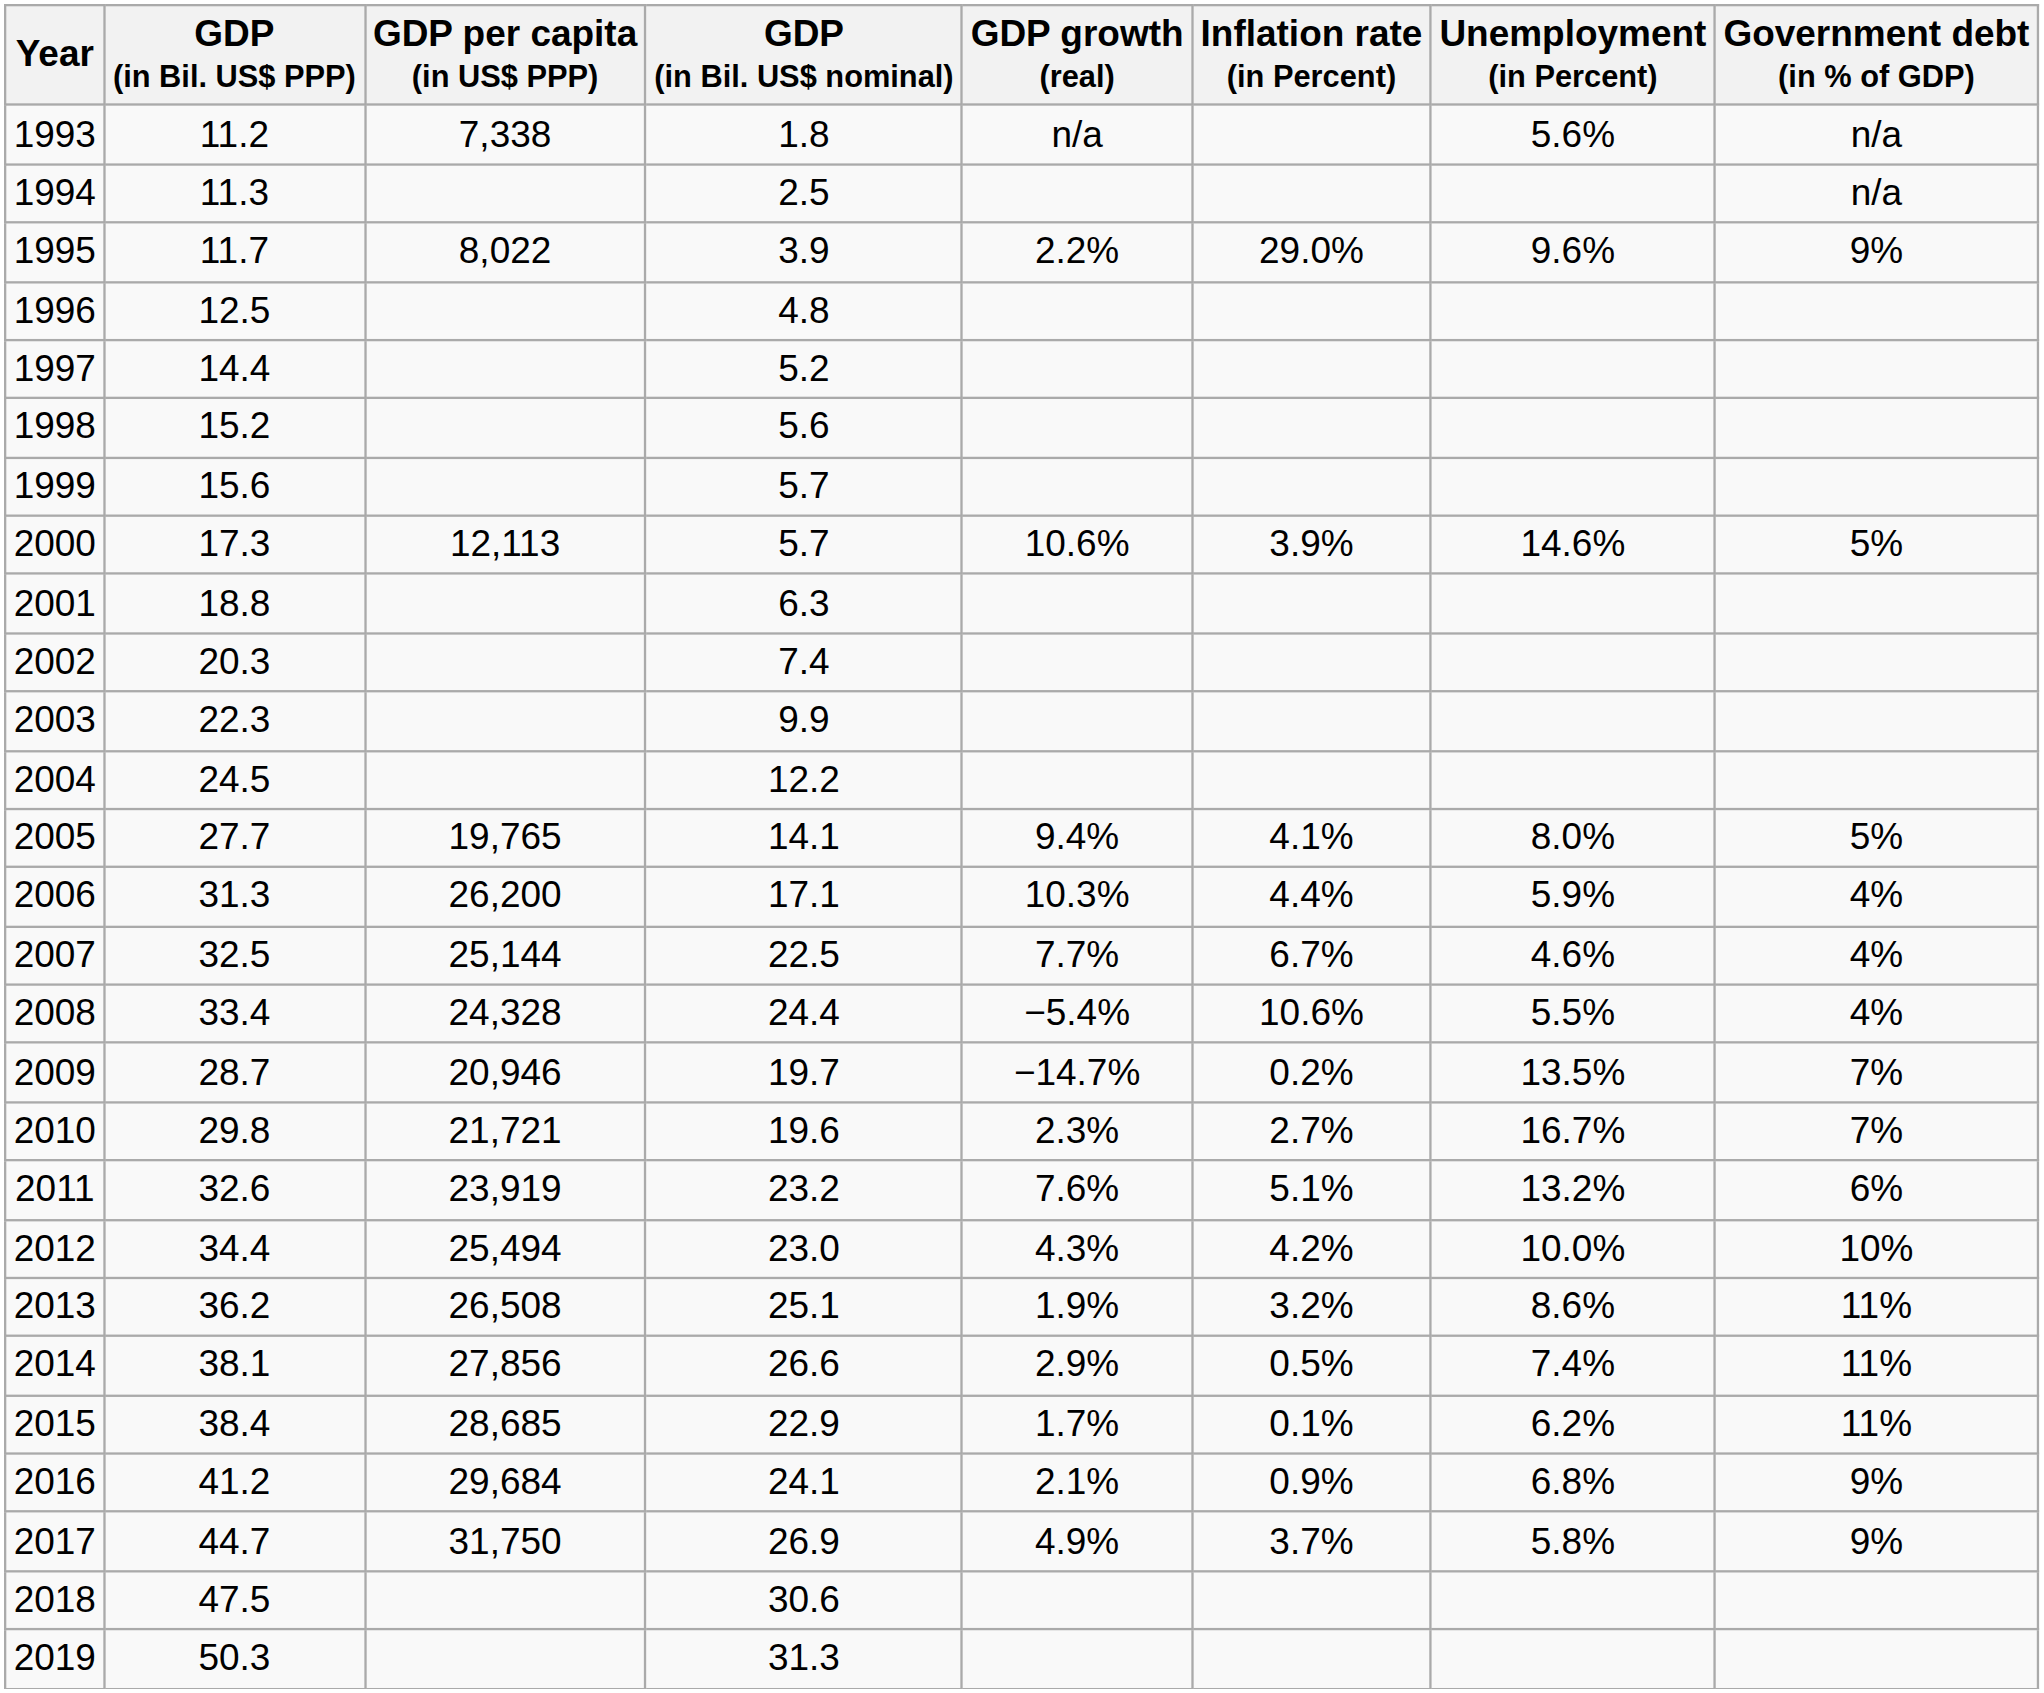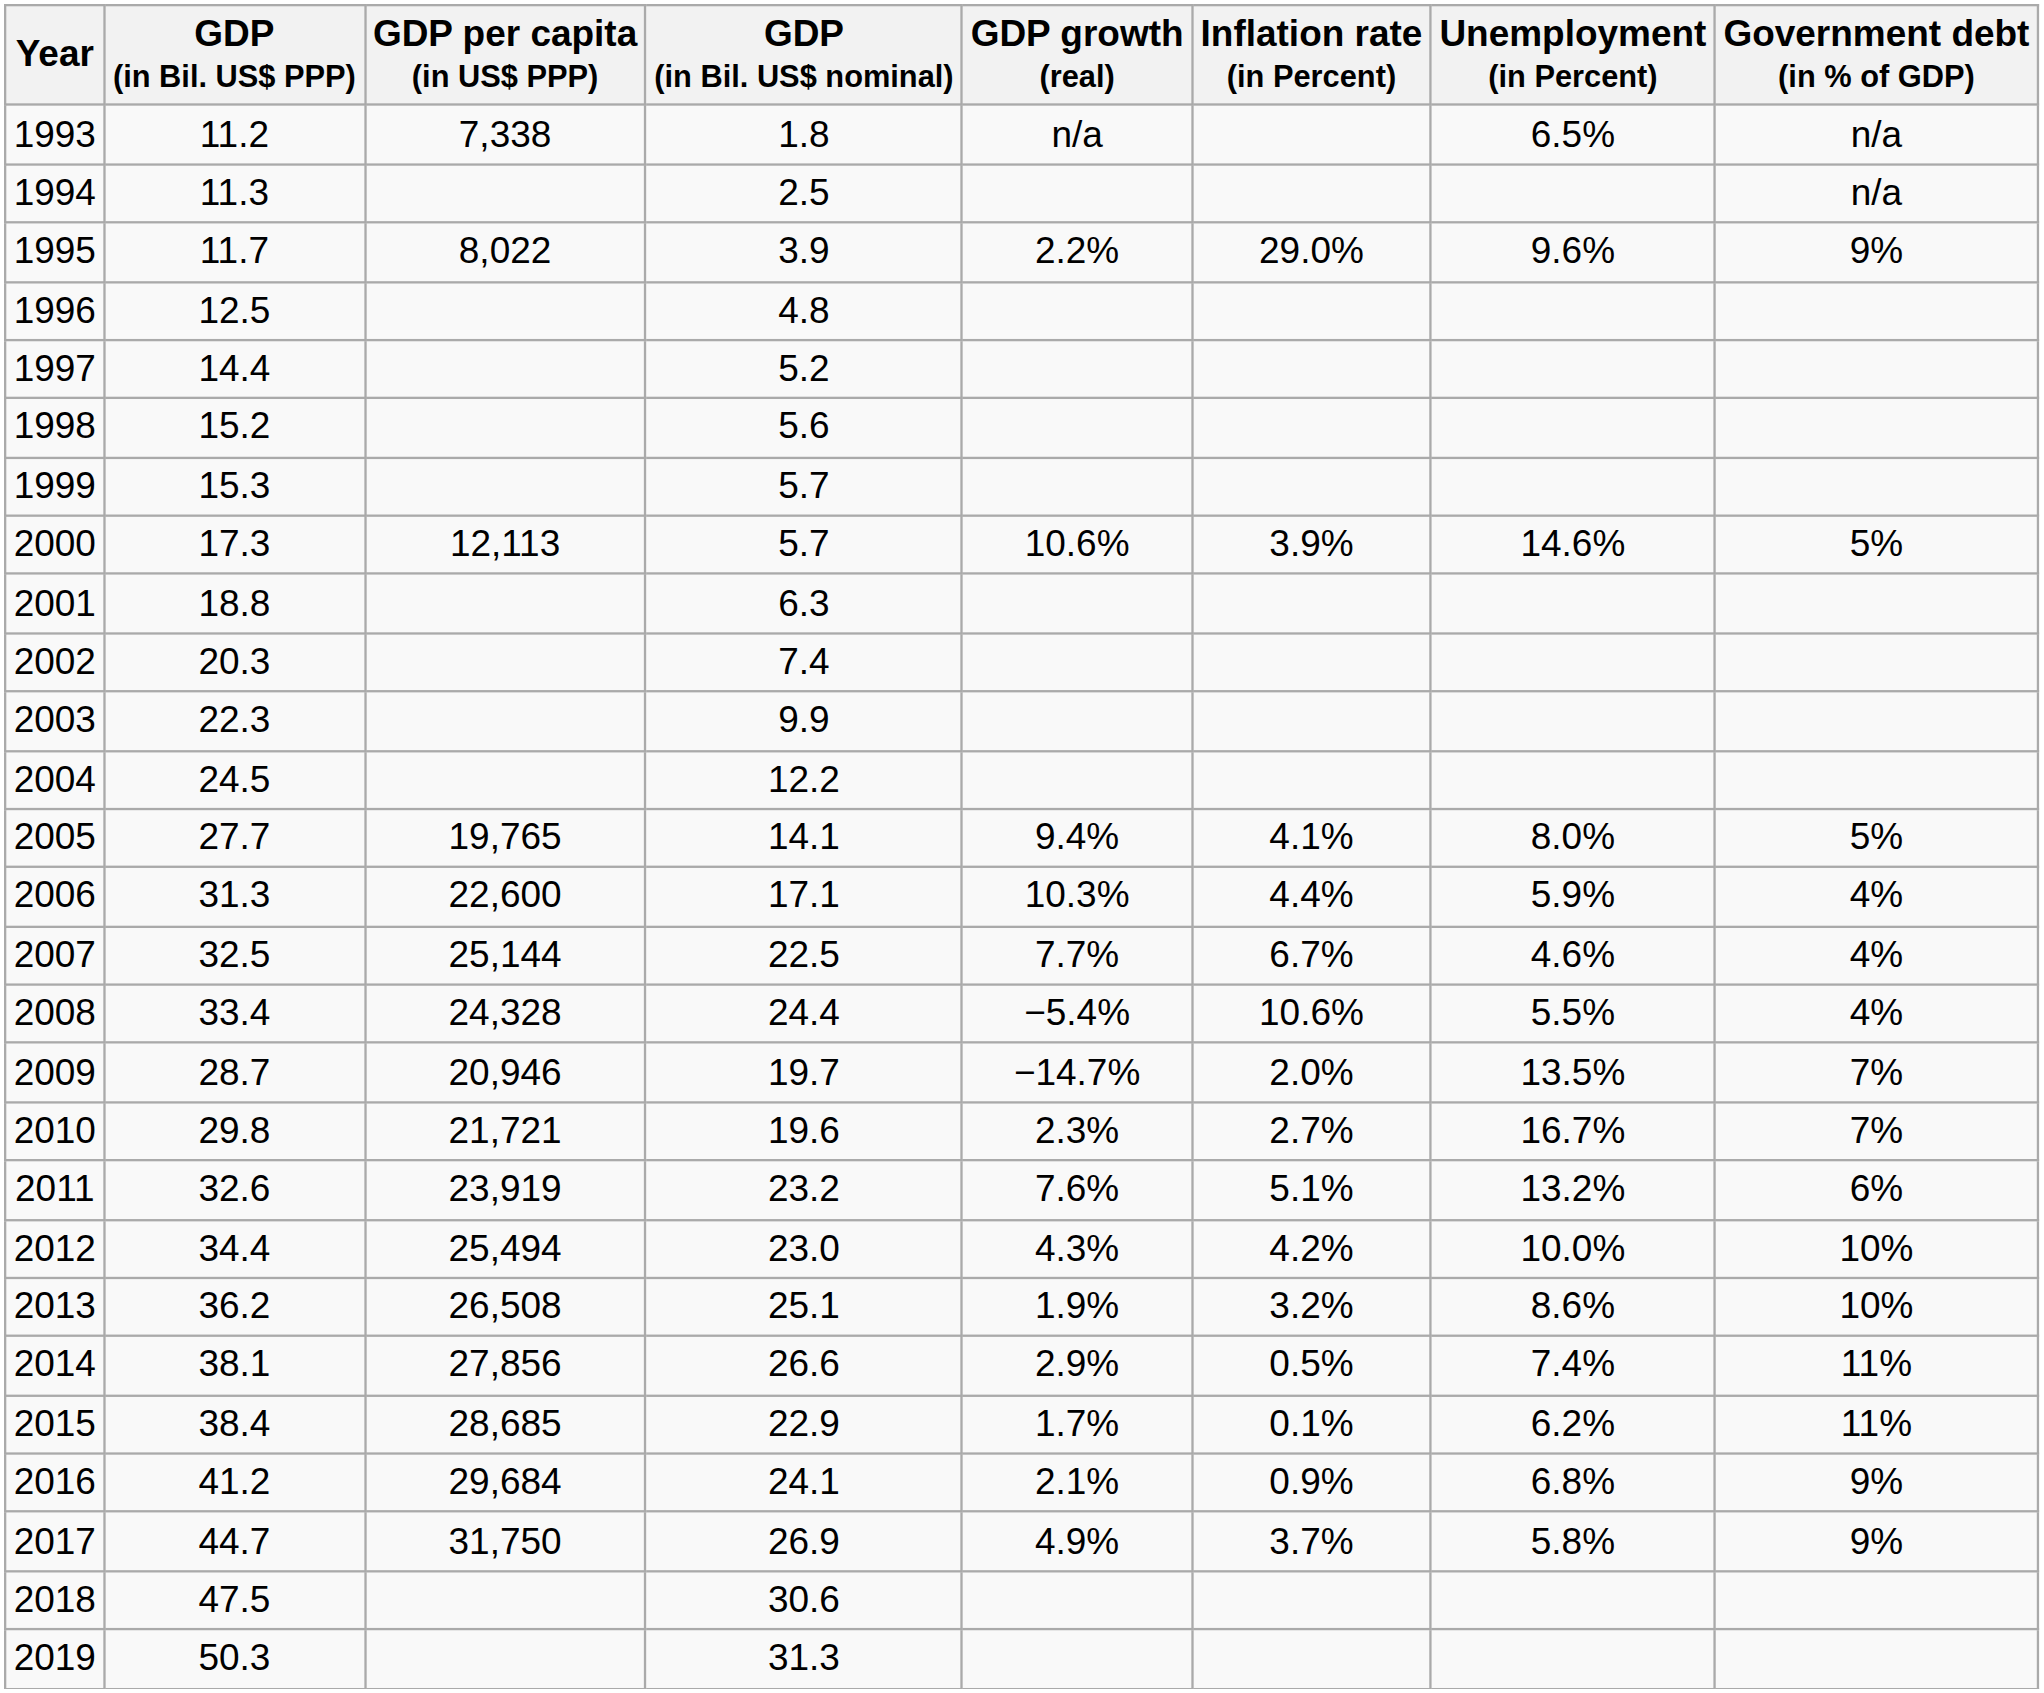(1573, 134) 5.6% -> (1573, 134) 6.5%
(234, 485) 15.6 -> (234, 485) 15.3
(505, 896) 26,200 -> (505, 896) 22,600
(1311, 1071) 0.2% -> (1311, 1071) 2.0%
(1876, 1306) 11% -> (1876, 1306) 10%
